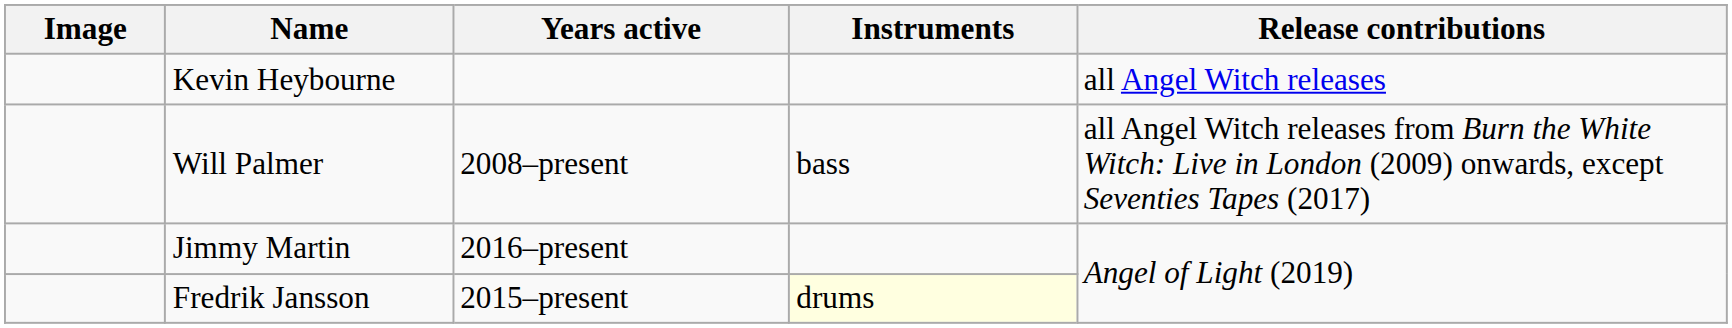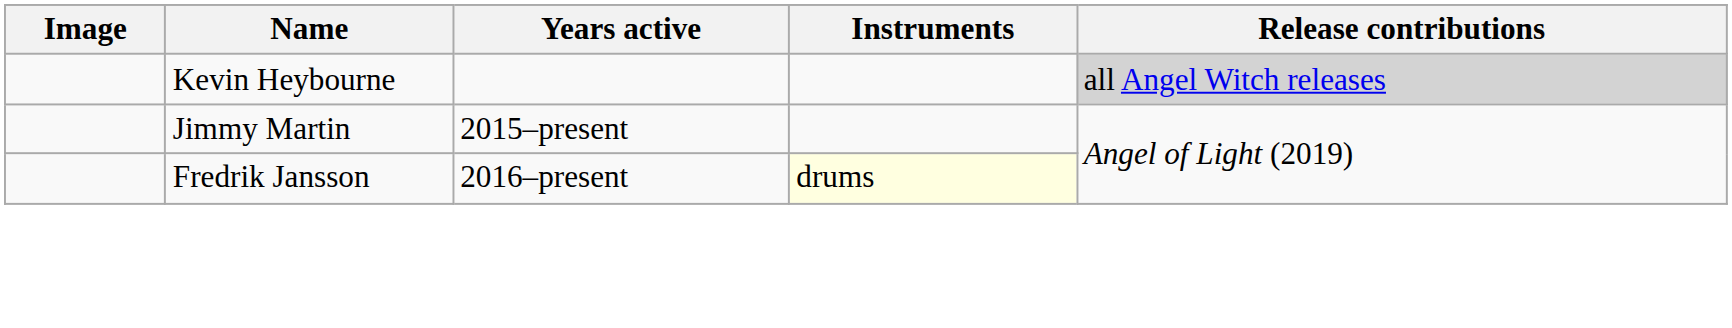(1235, 78) no background -> (1235, 78) lightgrey background
- row: (248, 163)
(544, 247) 2016–present -> (544, 128) 2015–present
(544, 297) 2015–present -> (544, 177) 2016–present
